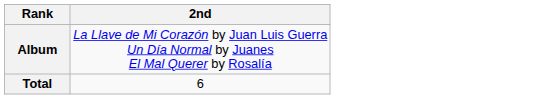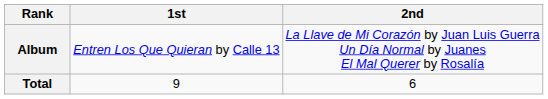+ column: (176, 14)
